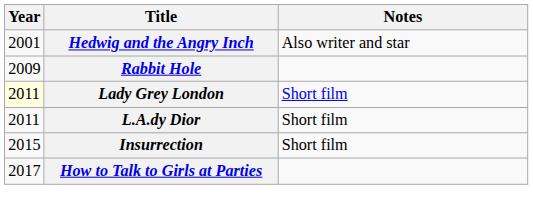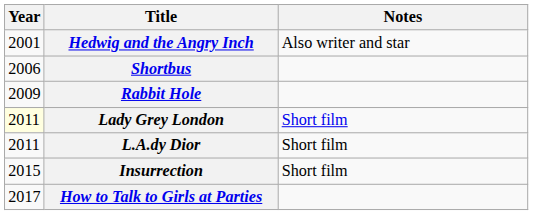+ row: (161, 68)
